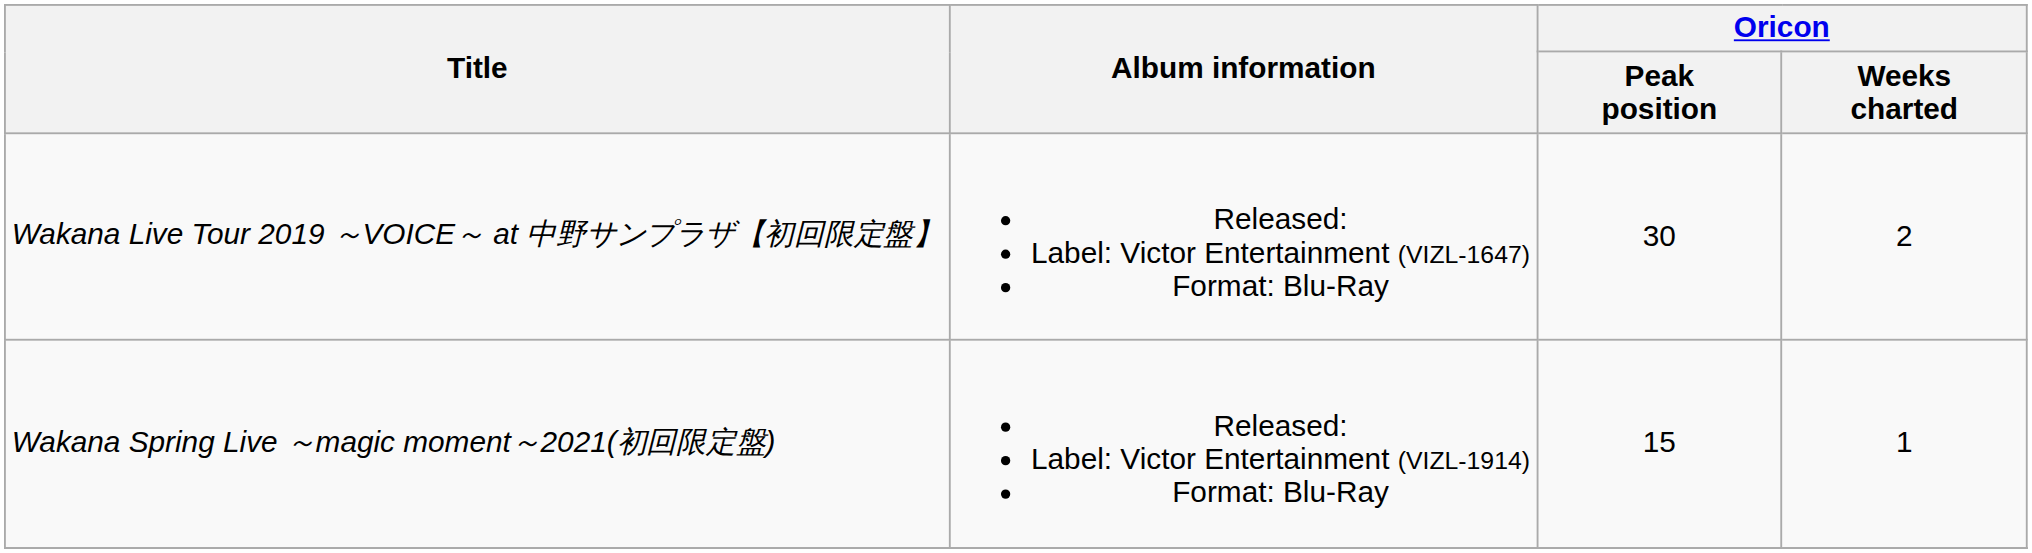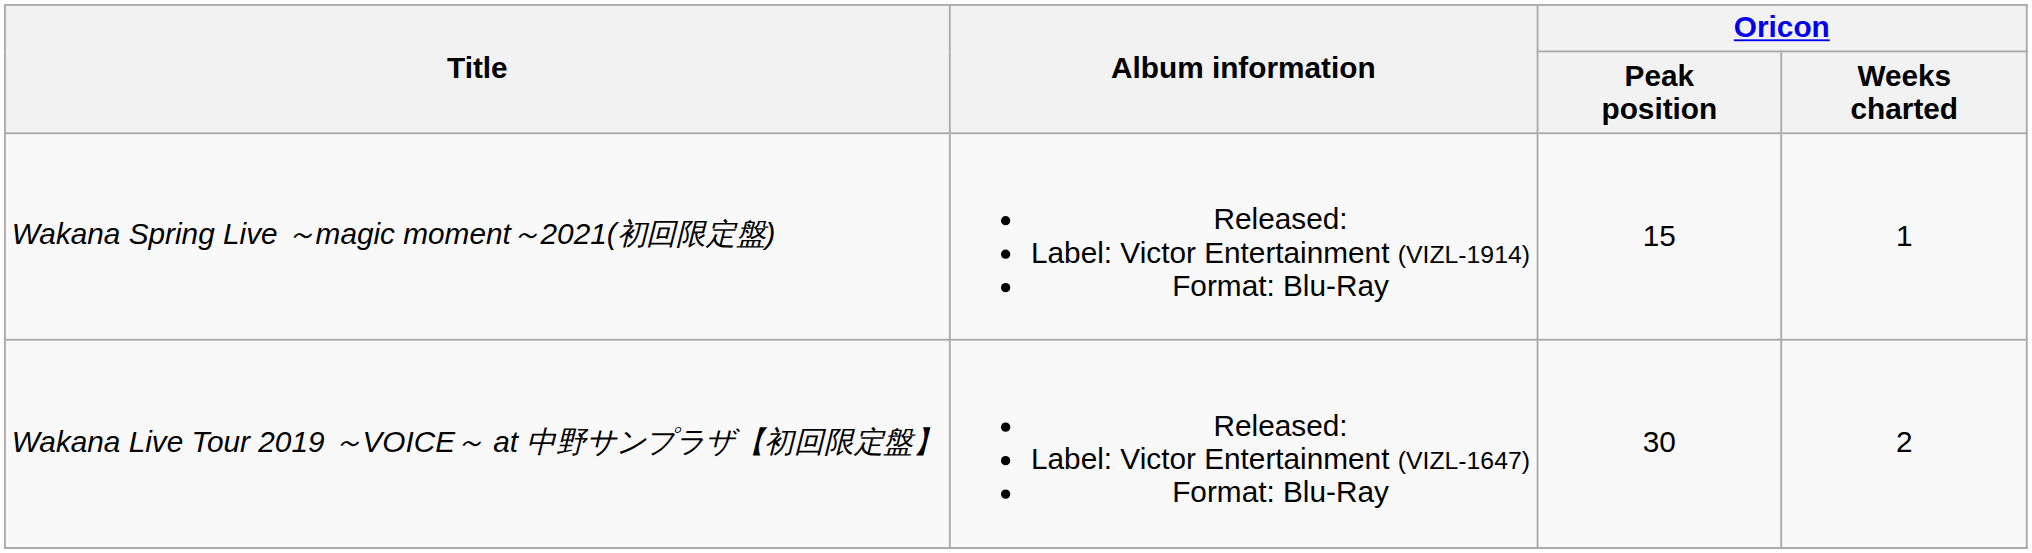rows swapped: (477, 235) <-> (394, 442)
